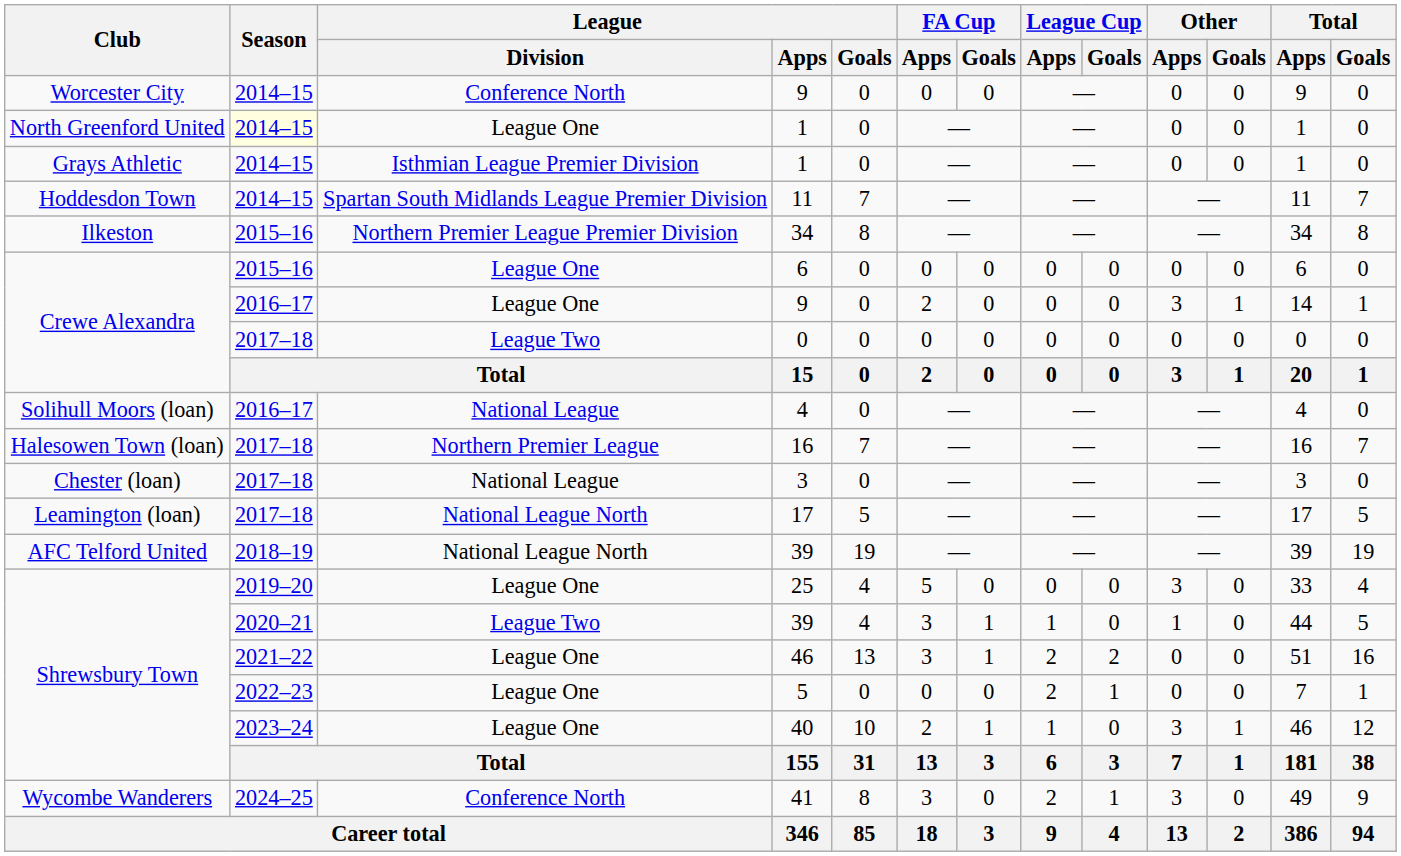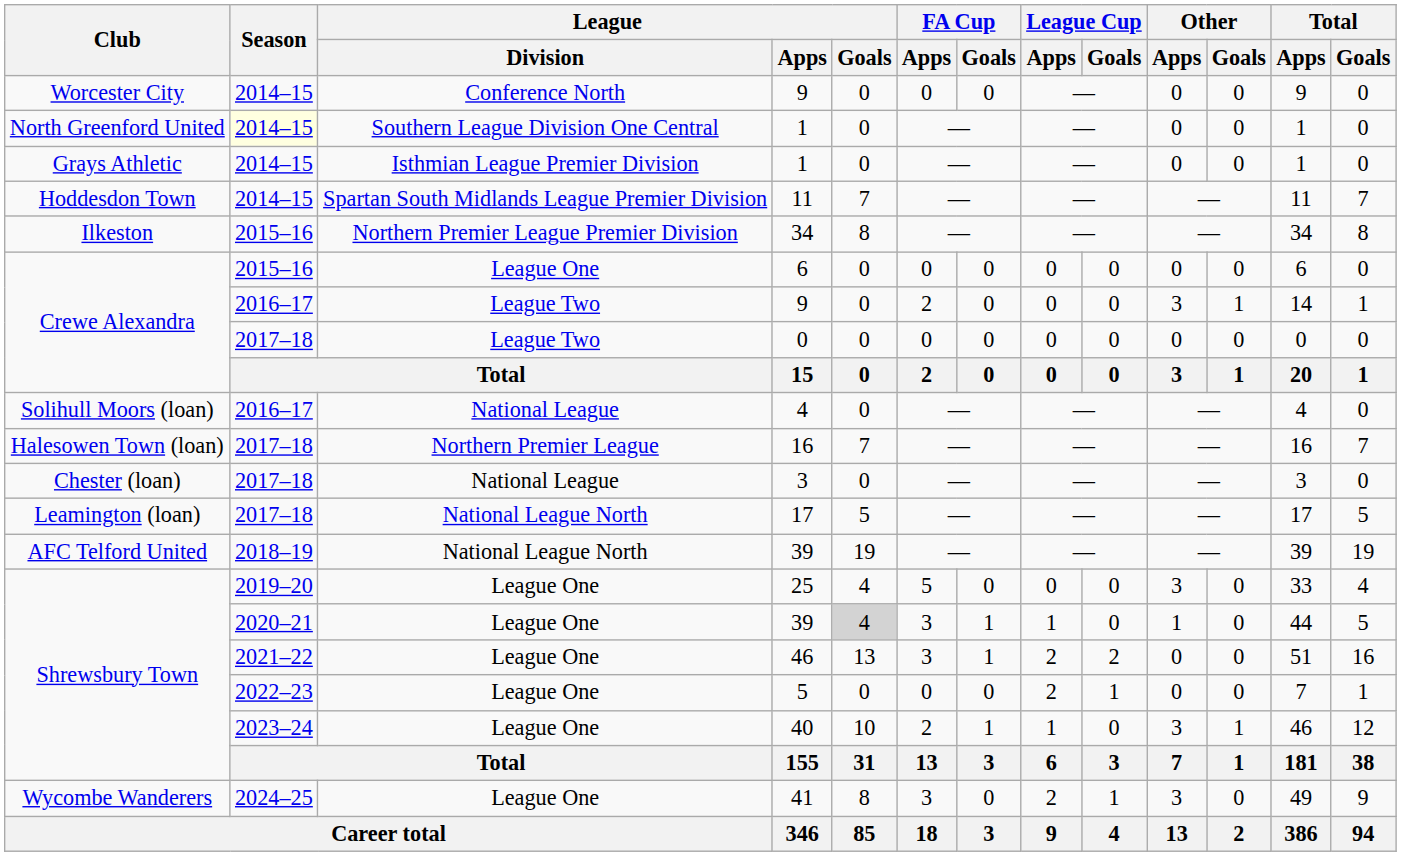(545, 127) League One -> (545, 127) Southern League Division One Central
(545, 304) League One -> (545, 304) League Two
(545, 621) League Two -> (545, 621) League One
(864, 621) no background -> (864, 621) lightgrey background
(545, 798) Conference North -> (545, 798) League One
